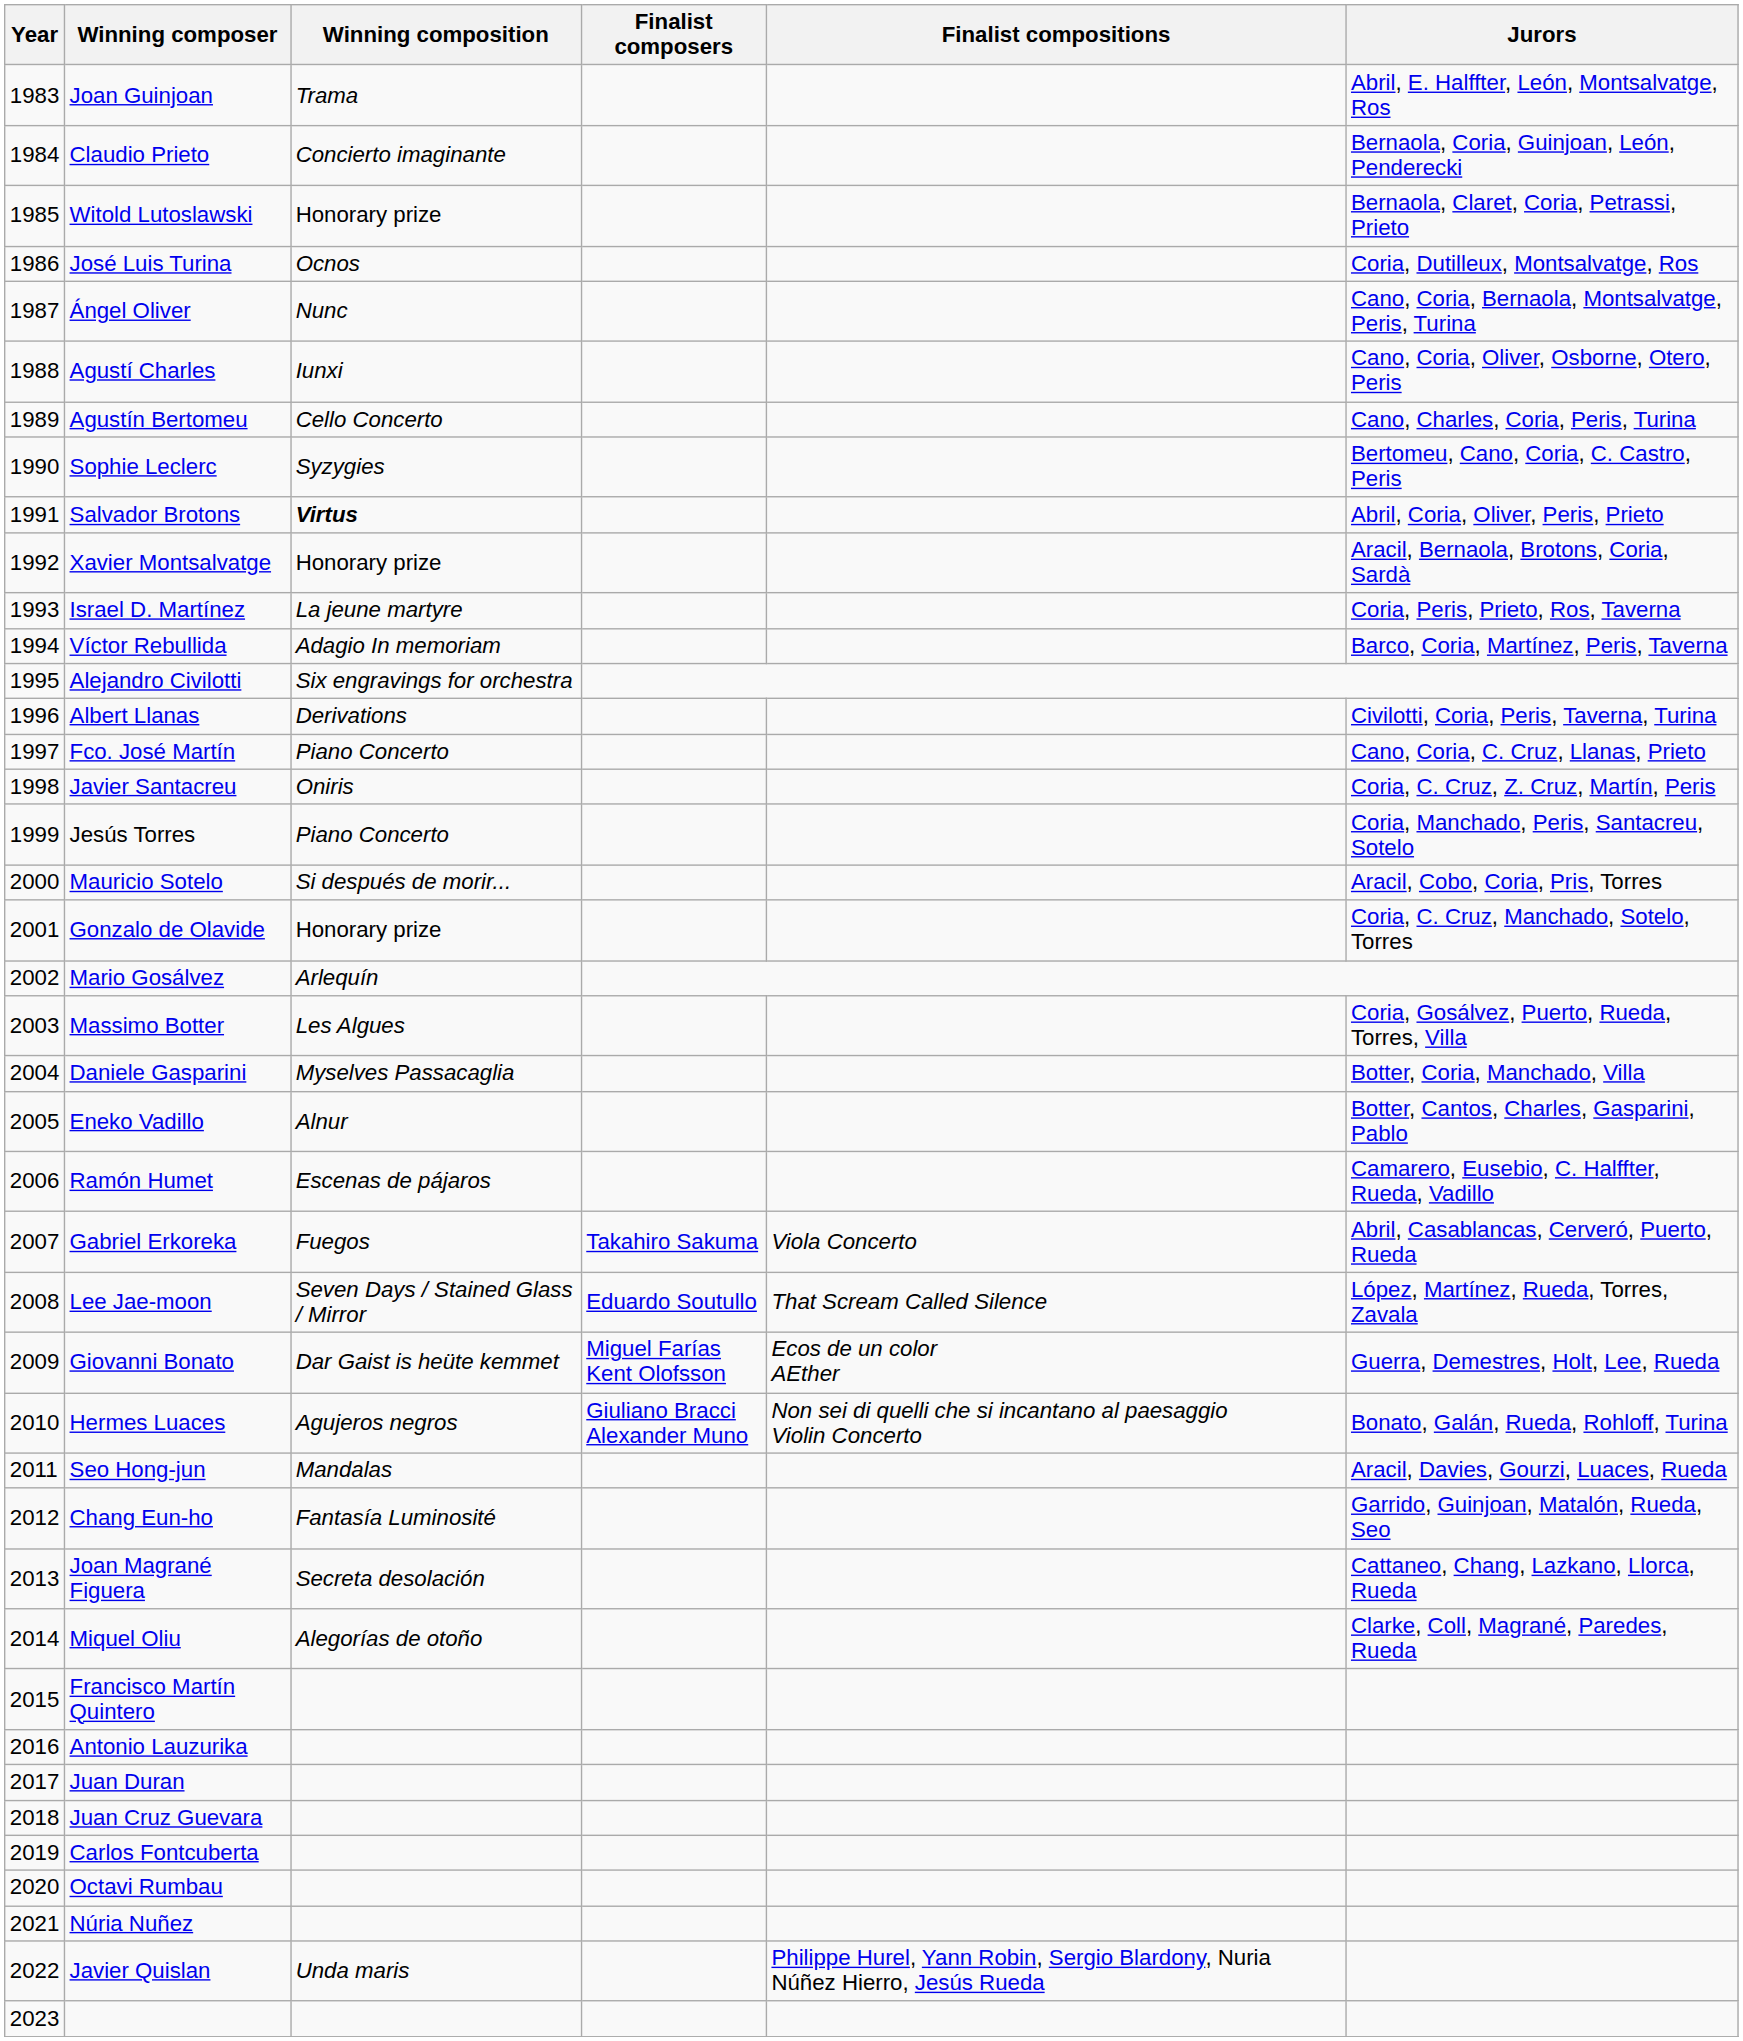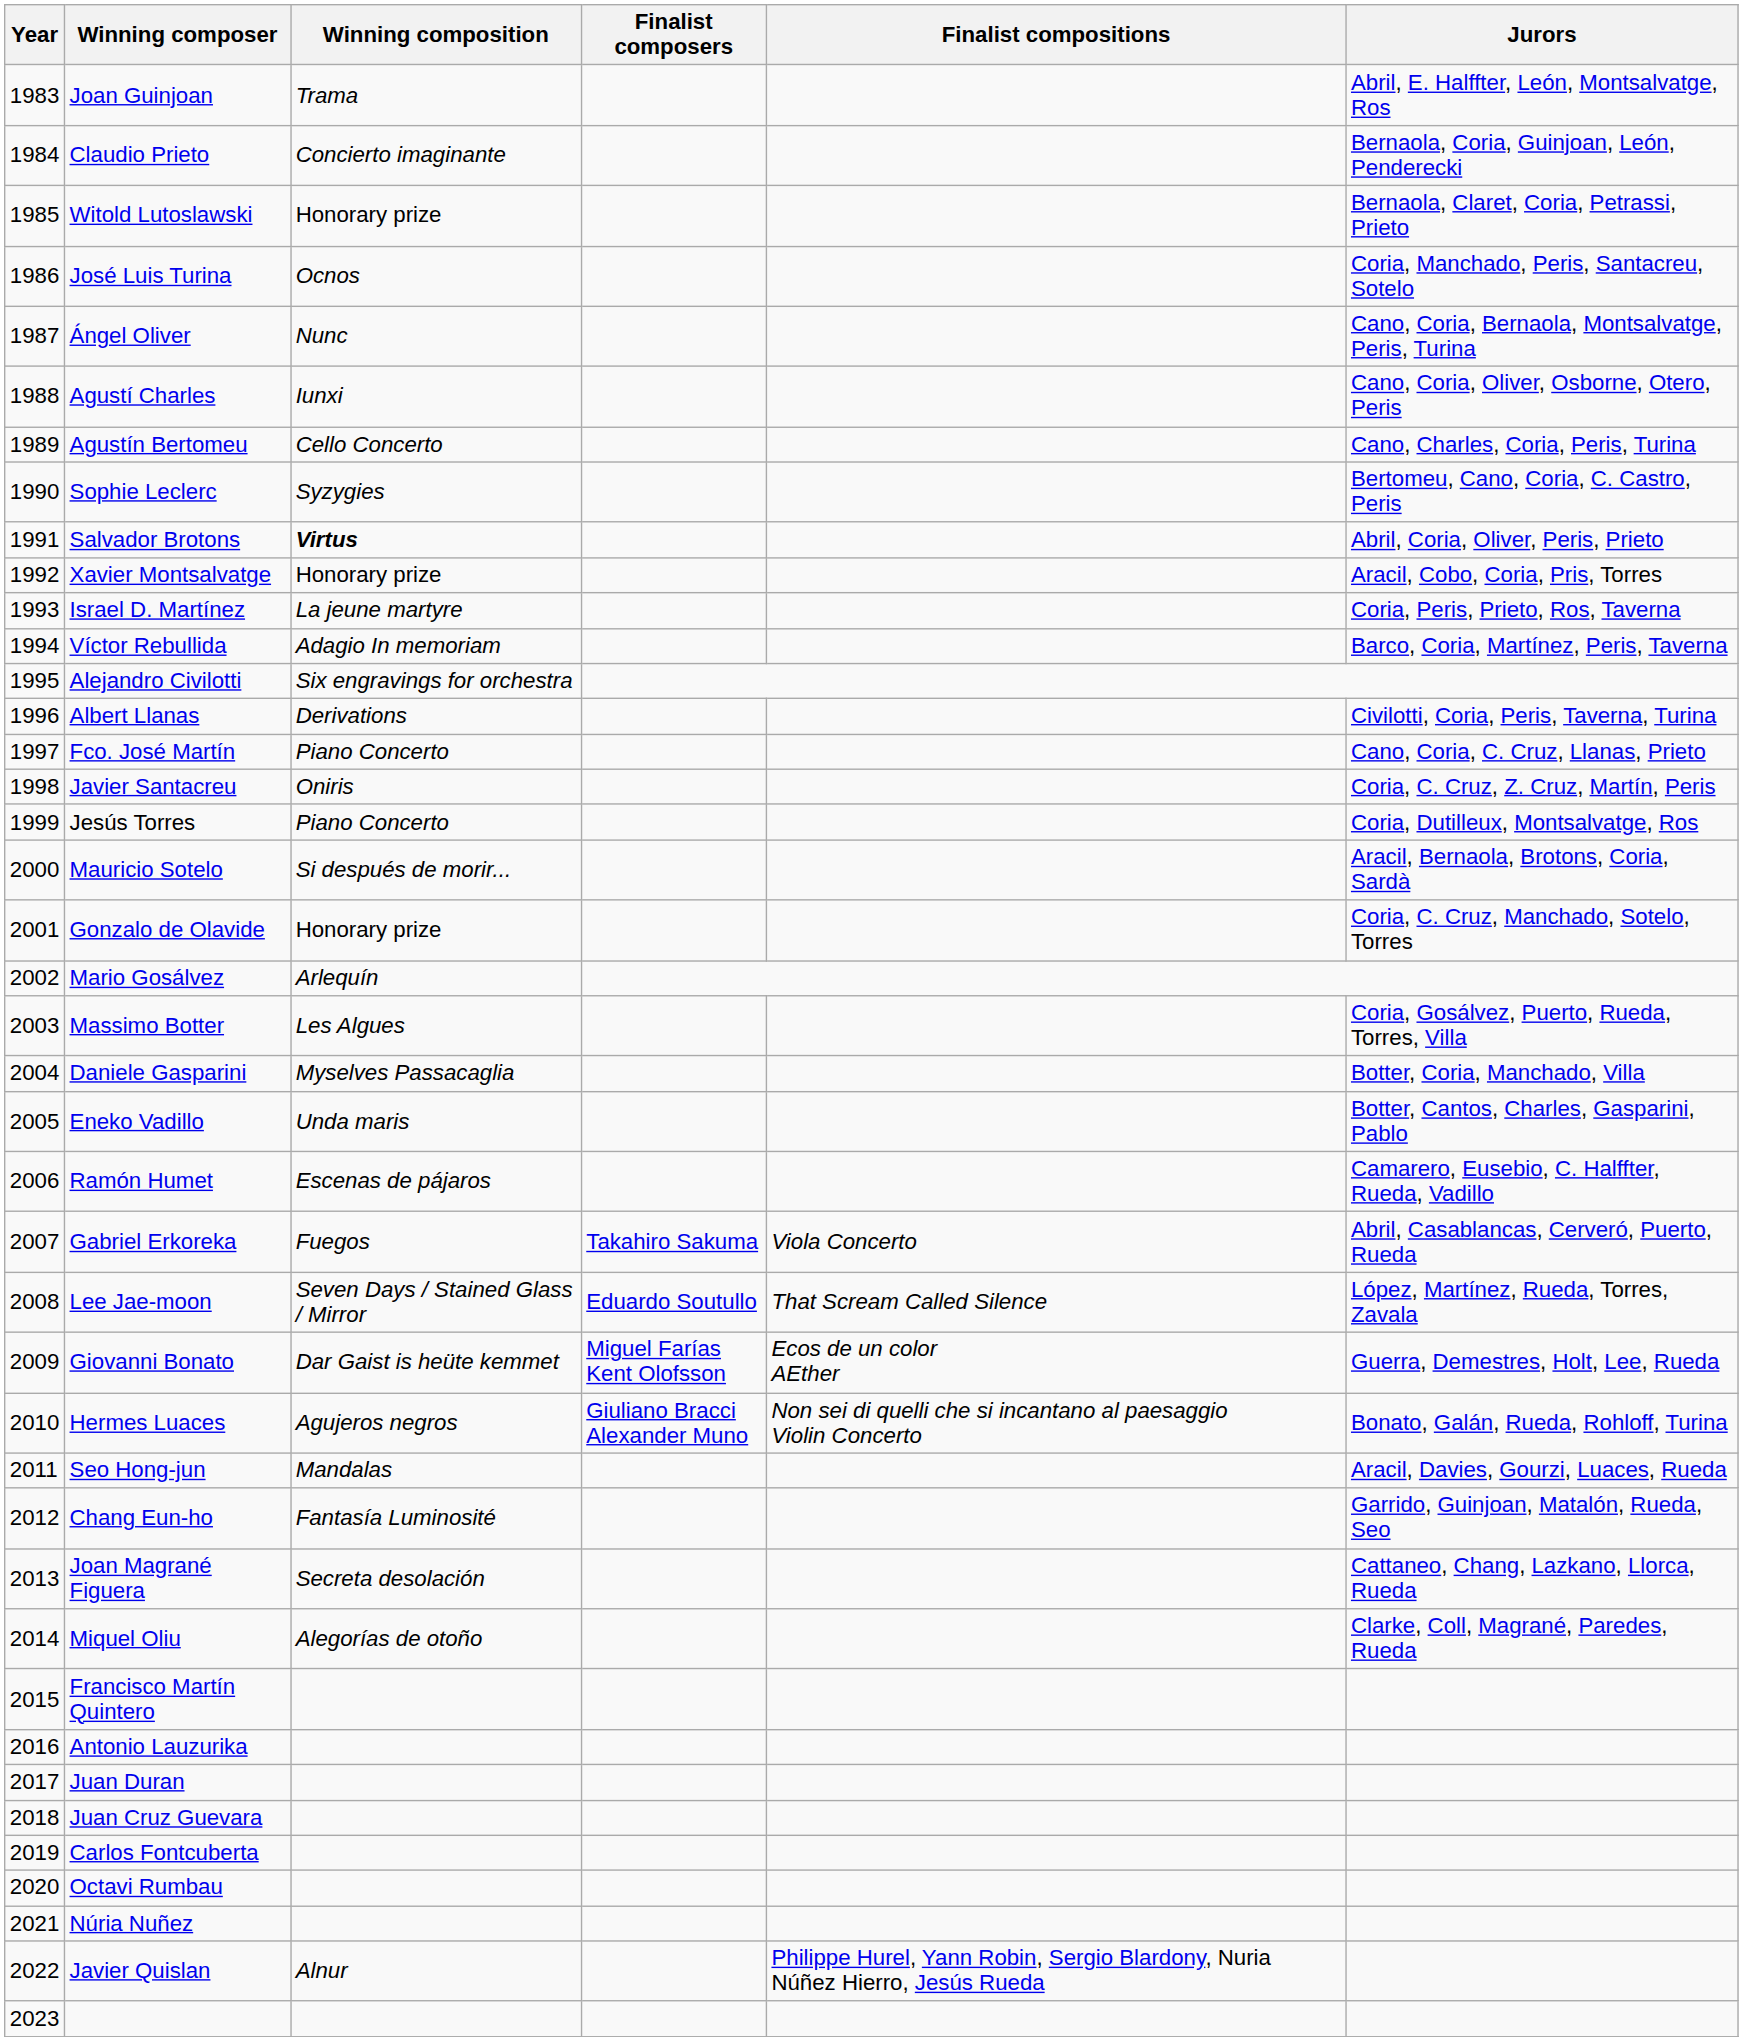(1525, 263) Coria, Dutilleux, Montsalvatge, Ros -> (1527, 275) Coria, Manchado, Peris, Santacreu, Sotelo
(1510, 562) Aracil, Bernaola, Brotons, Coria, Sardà -> (1507, 575) Aracil, Cobo, Coria, Pris, Torres
(1527, 834) Coria, Manchado, Peris, Santacreu, Sotelo -> (1525, 821) Coria, Dutilleux, Montsalvatge, Ros
(1507, 882) Aracil, Cobo, Coria, Pris, Torres -> (1510, 869) Aracil, Bernaola, Brotons, Coria, Sardà
(322, 1121) Alnur -> (352, 1121) Unda maris
(352, 1970) Unda maris -> (322, 1970) Alnur
